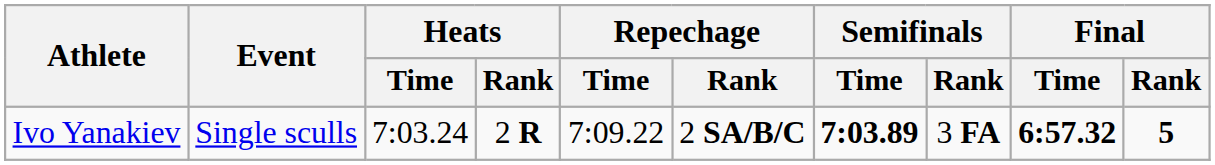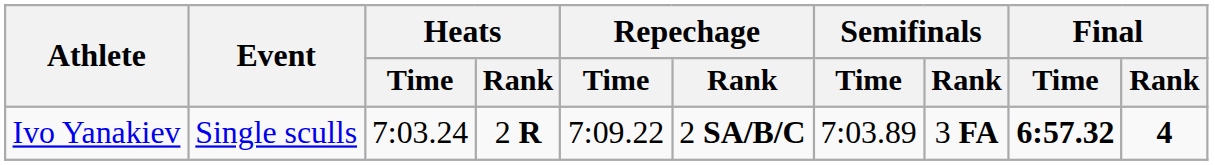(869, 133) bold -> (869, 133) normal
(1166, 133) 5 -> (1164, 133) 4
